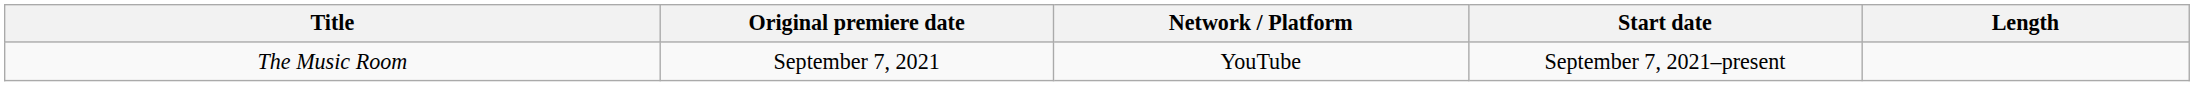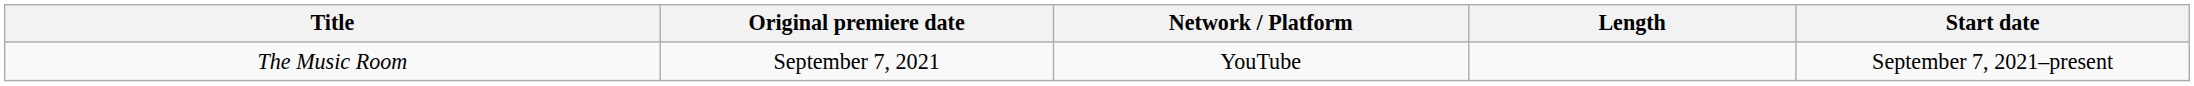columns swapped: (1665, 23) <-> (2025, 23)
